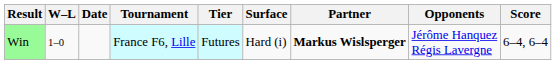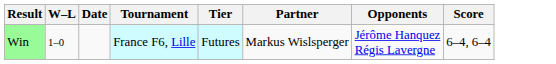- column: (267, 14)
(350, 42) bold -> (297, 42) normal
